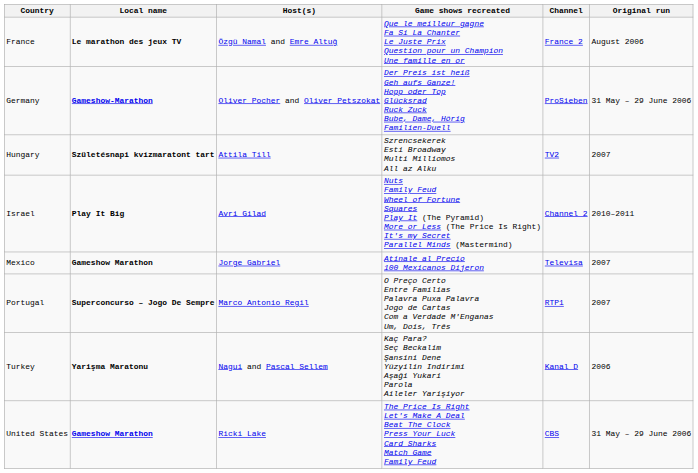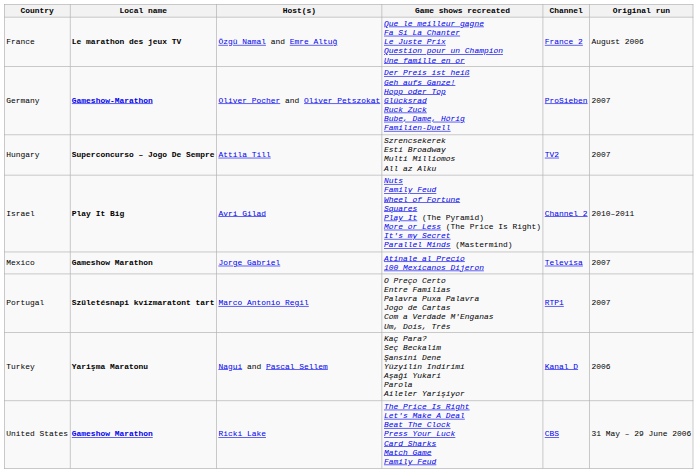(641, 101) 31 May – 29 June 2006 -> (601, 101) 2007
(143, 155) Születésnapi kvízmaratont tart -> (143, 155) Superconcurso – Jogo De Sempre
(143, 303) Superconcurso – Jogo De Sempre -> (143, 303) Születésnapi kvízmaratont tart
